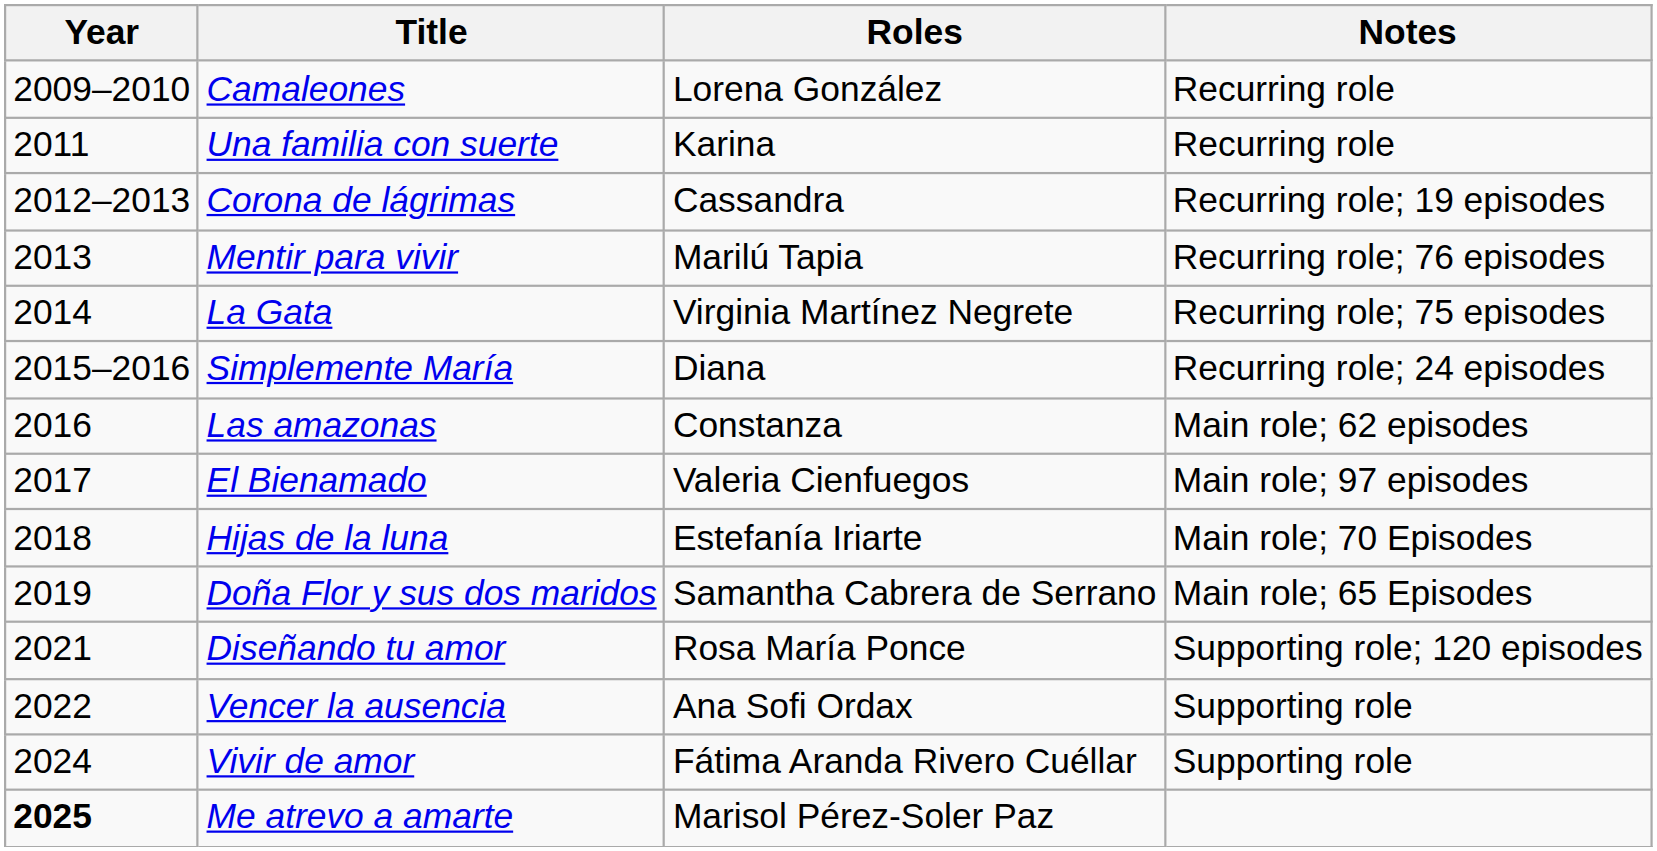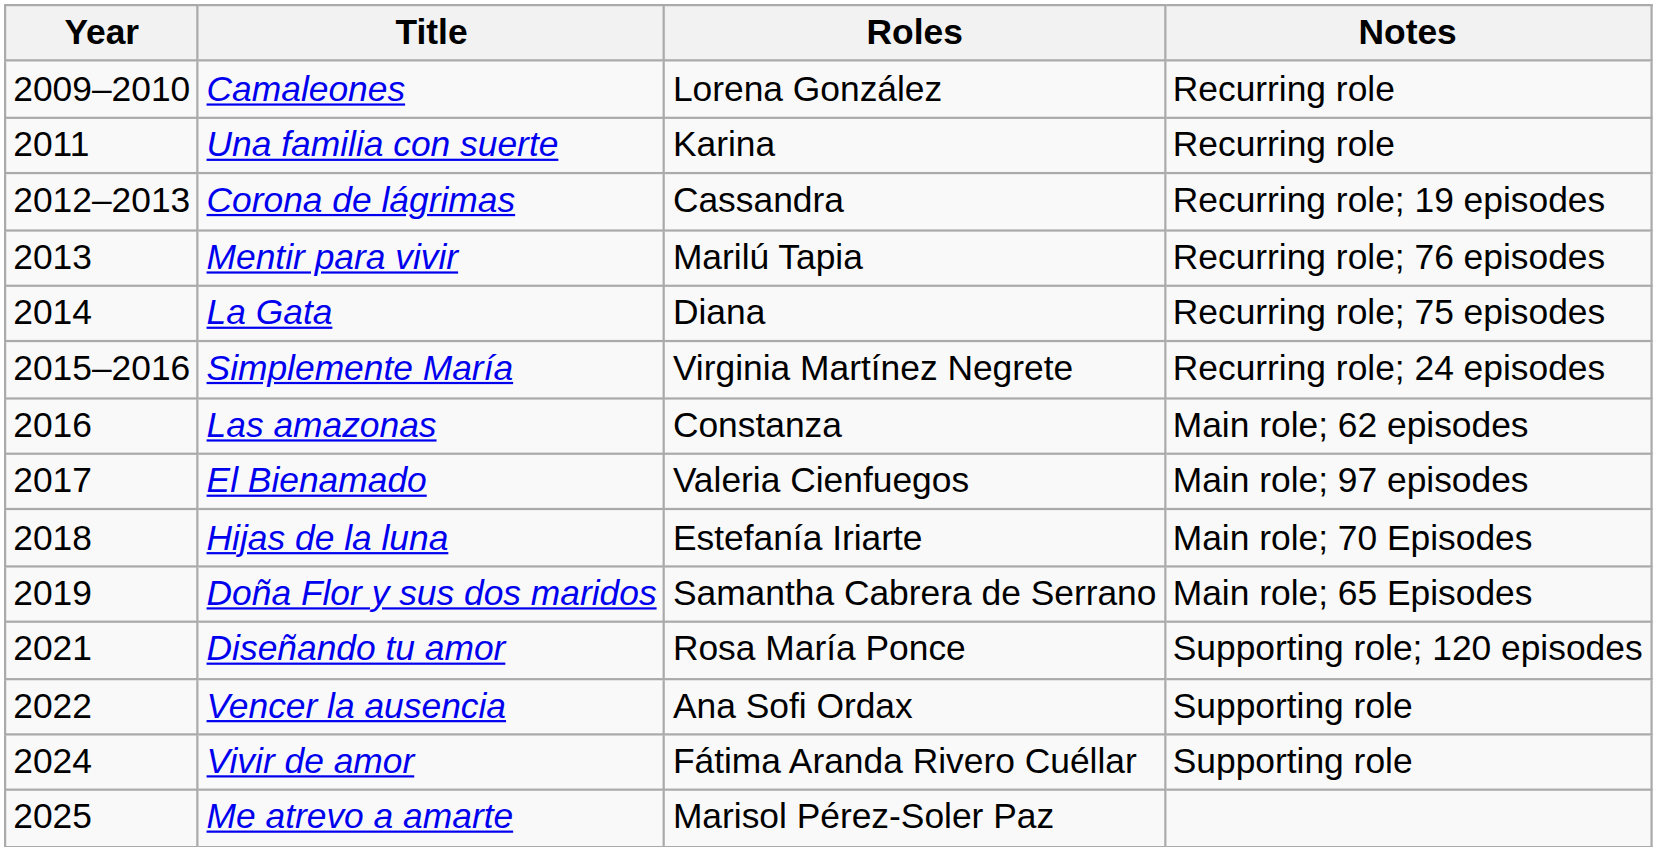(873, 312) Virginia Martínez Negrete -> (719, 312) Diana
(719, 369) Diana -> (873, 369) Virginia Martínez Negrete
(53, 817) bold -> (53, 817) normal
